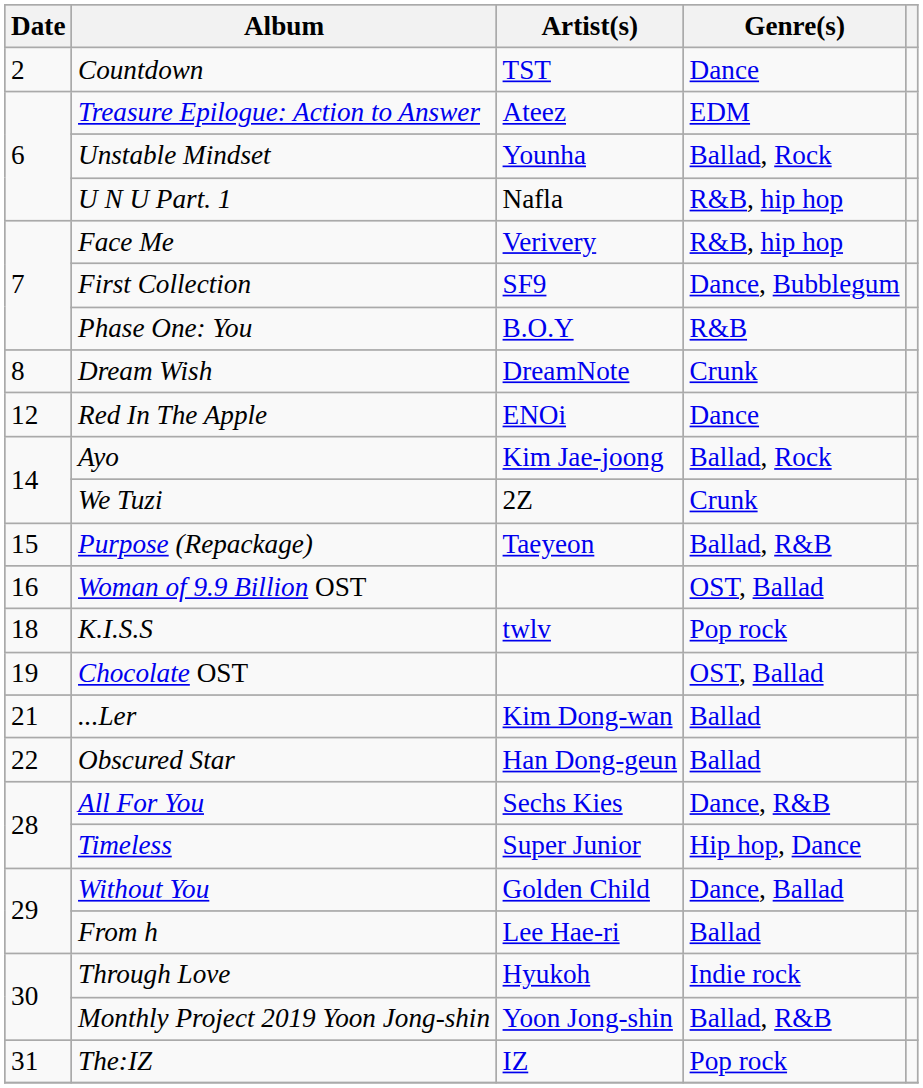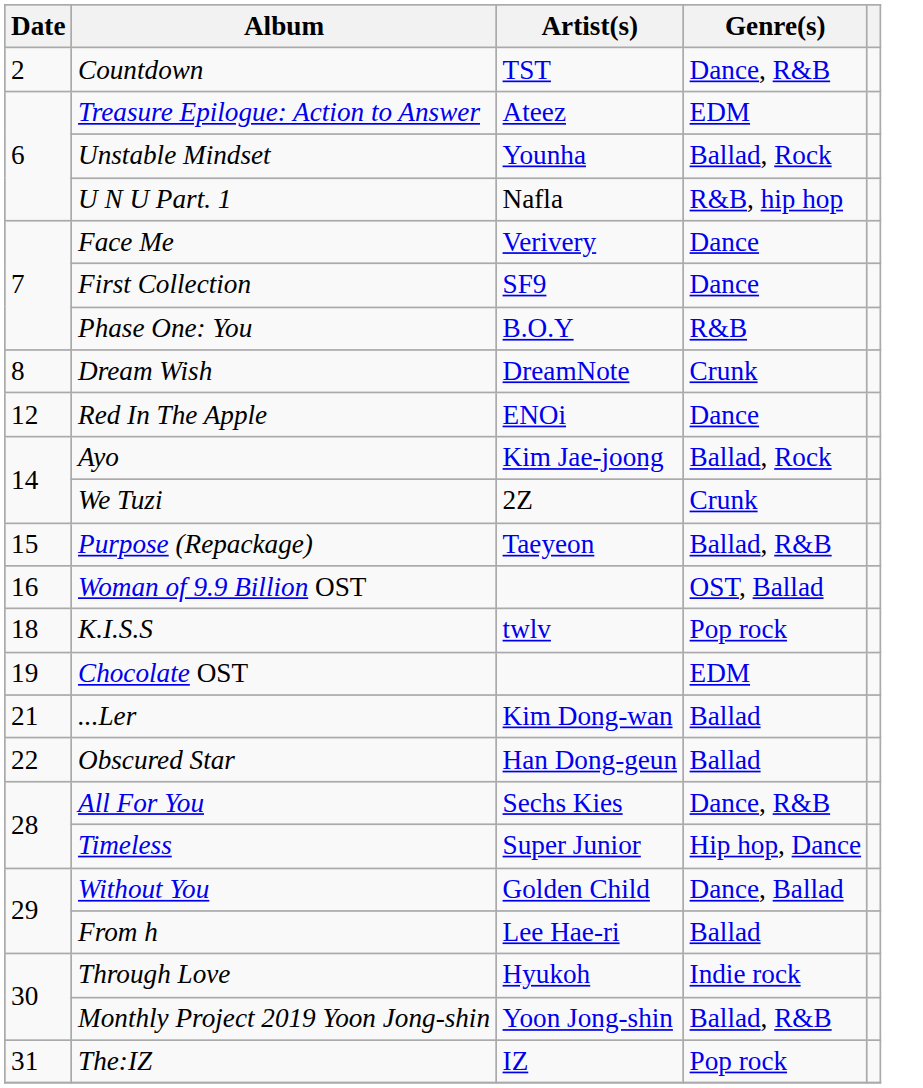(724, 69) Dance -> (760, 69) Dance, R&B
(766, 241) R&B, hip hop -> (724, 241) Dance
(795, 284) Dance, Bubblegum -> (724, 284) Dance
(757, 673) OST, Ballad -> (720, 673) EDM
